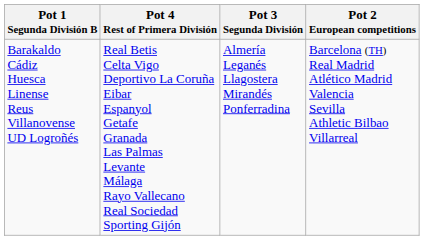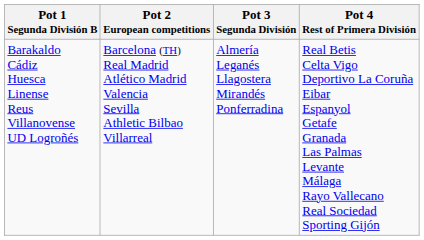columns swapped: (362, 22) <-> (160, 22)
